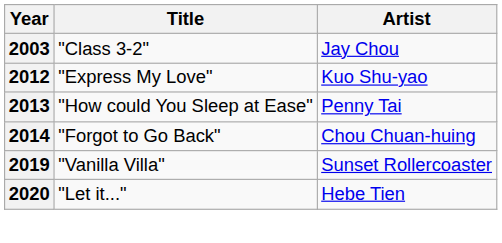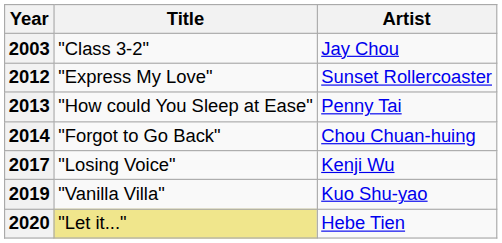(374, 77) Kuo Shu-yao -> (407, 77) Sunset Rollercoaster
+ row: (29, 164)
(407, 164) Sunset Rollercoaster -> (374, 194) Kuo Shu-yao
(92, 194) no background -> (92, 223) khaki background
